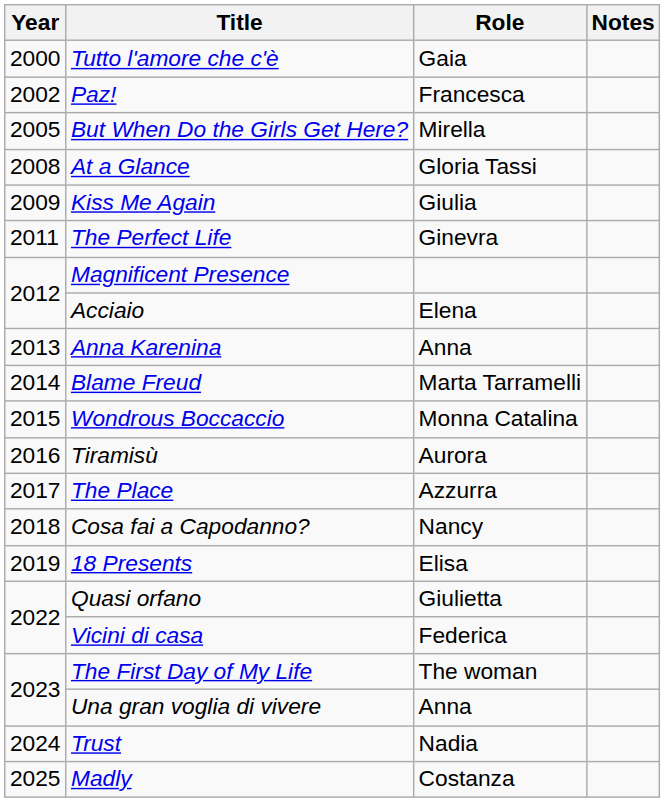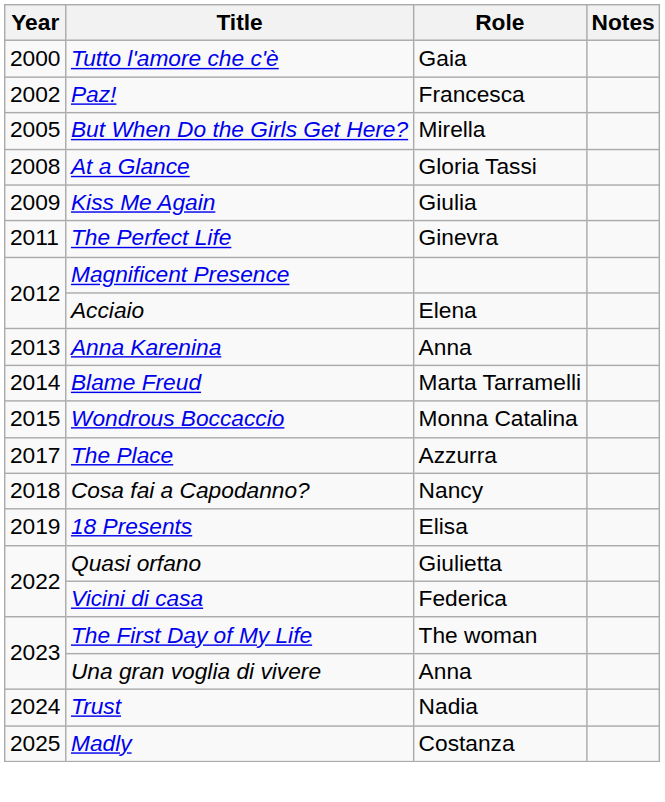- row: (114, 454)
